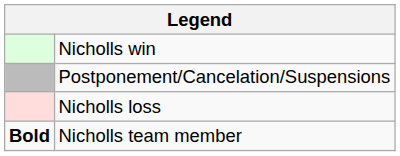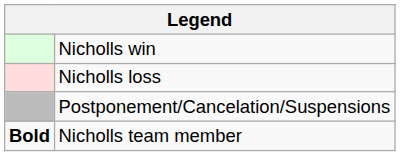rows swapped: (110, 107) <-> (224, 78)
